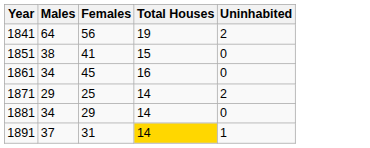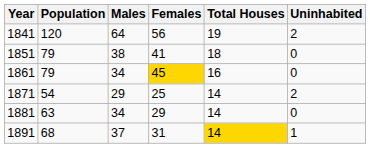+ column: (73, 14)
(144, 53) 15 -> (214, 53) 18
(88, 73) no background -> (158, 73) gold background
